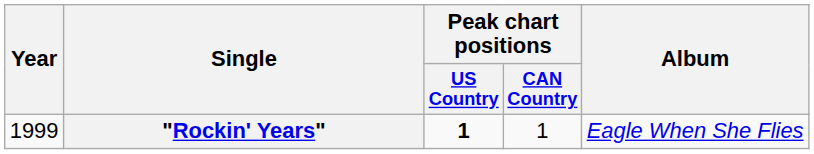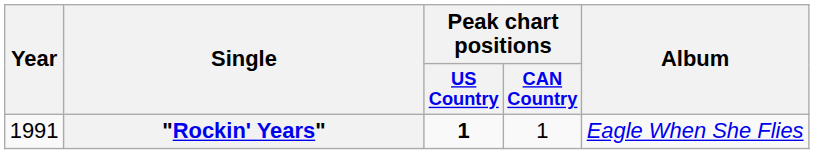(34, 131) 1999 -> (34, 131) 1991
